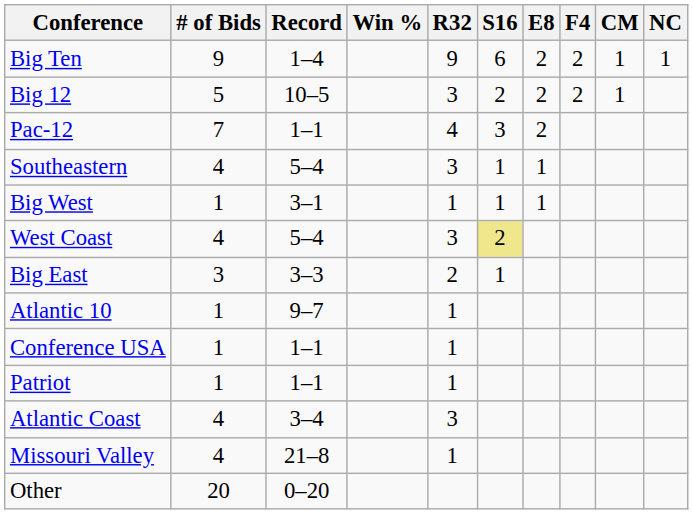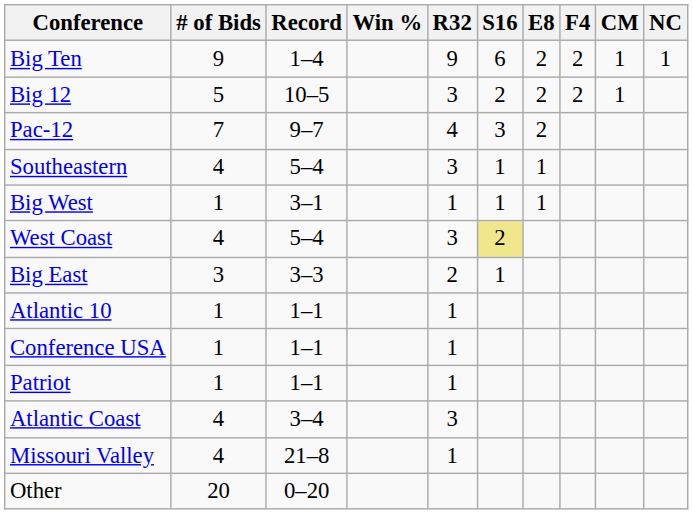(307, 130) 1–1 -> (307, 130) 9–7
(307, 310) 9–7 -> (307, 310) 1–1
